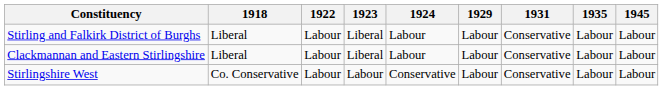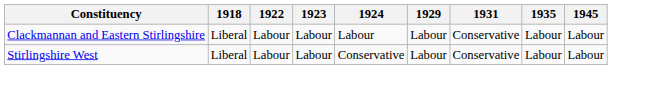- row: (104, 34)
(365, 54) Liberal -> (314, 34) Labour
(255, 74) Co. Conservative -> (229, 54) Liberal
